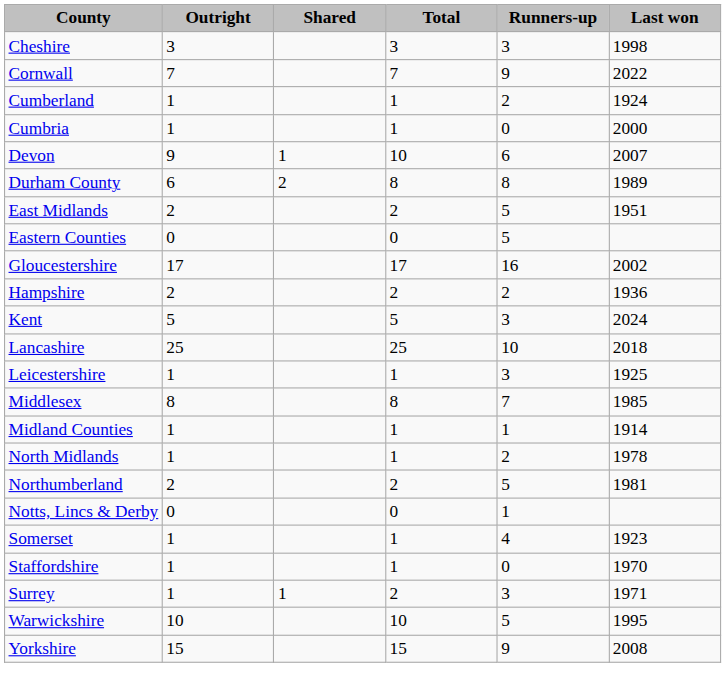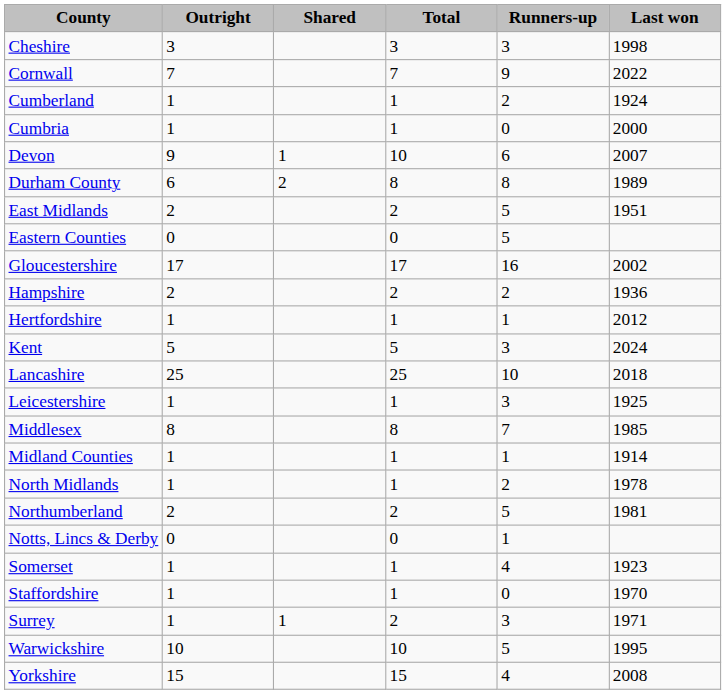+ row: (55, 319)
(505, 648) 9 -> (505, 675) 4
